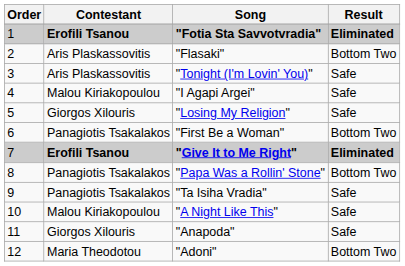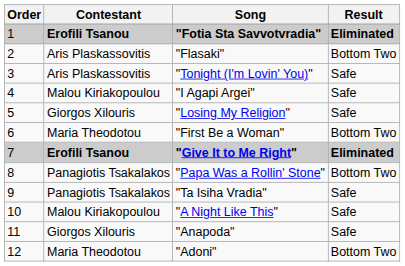(109, 133) Panagiotis Tsakalakos -> (94, 133) Maria Theodotou
